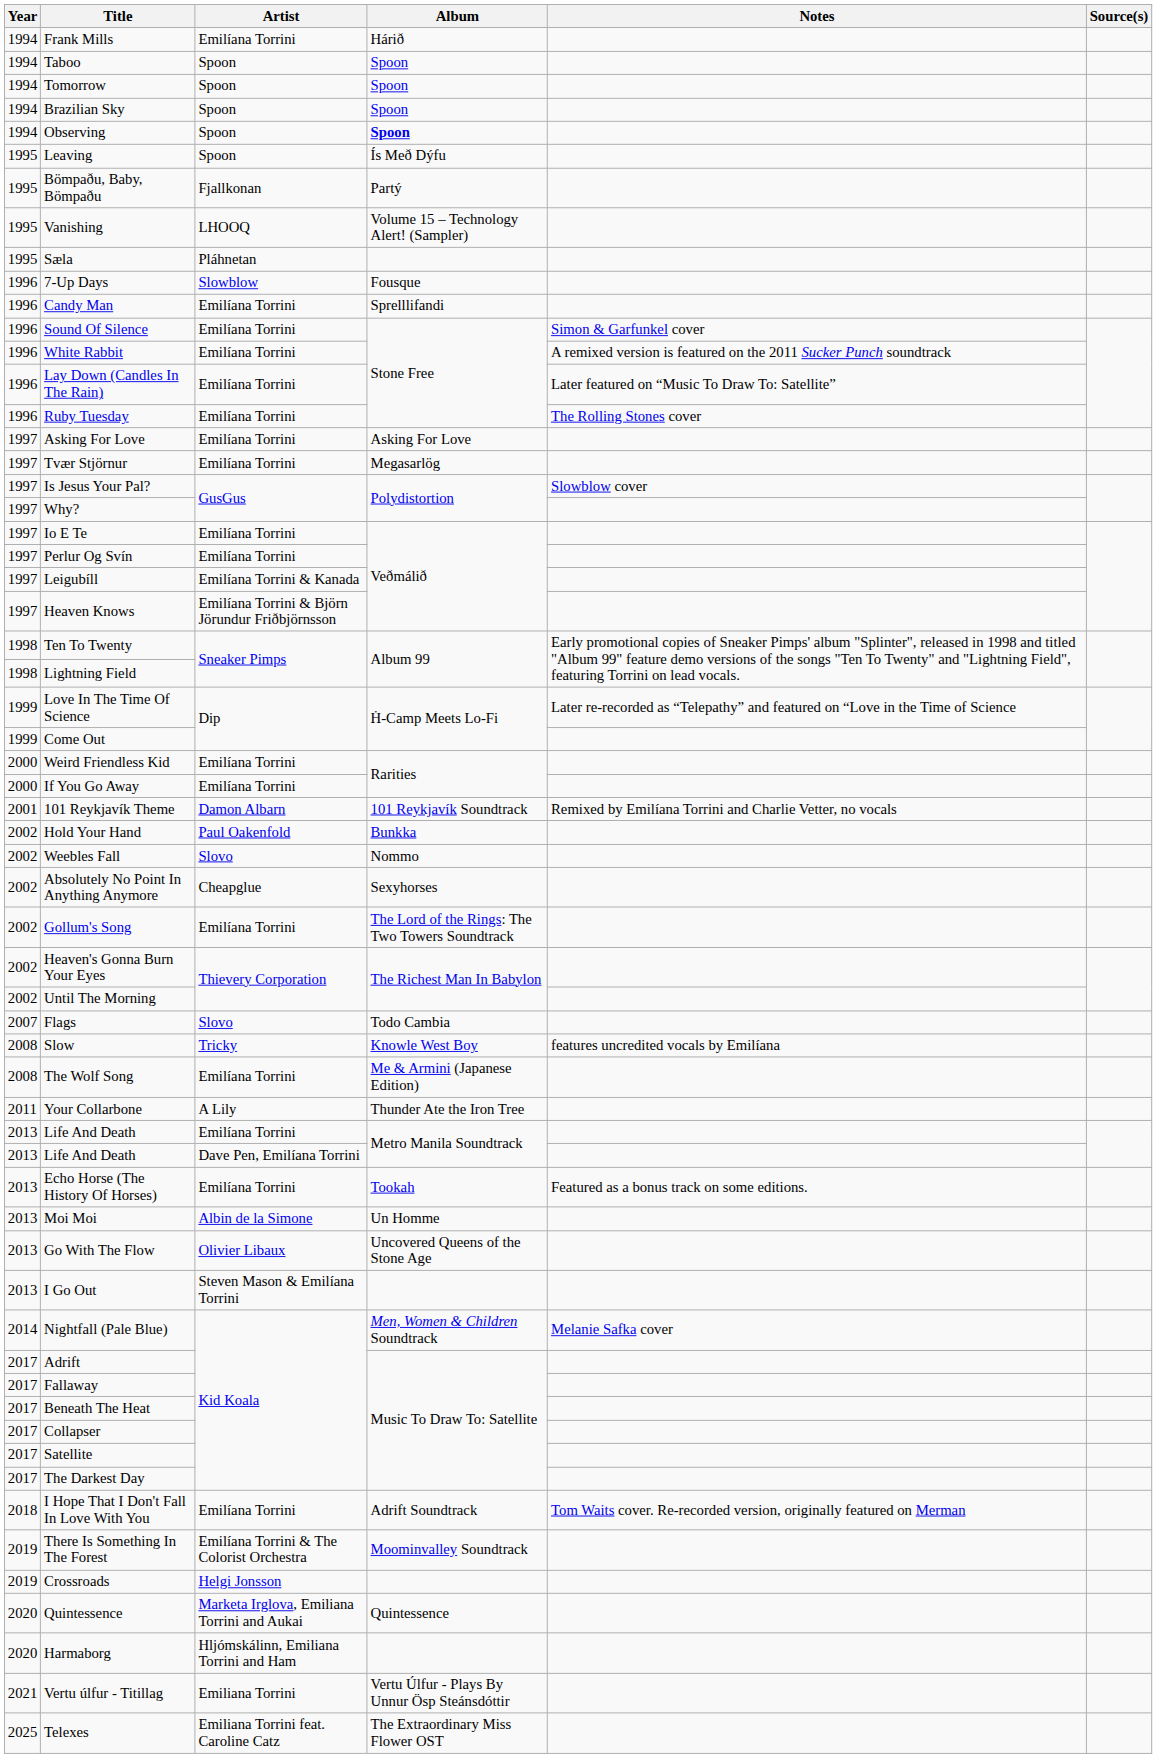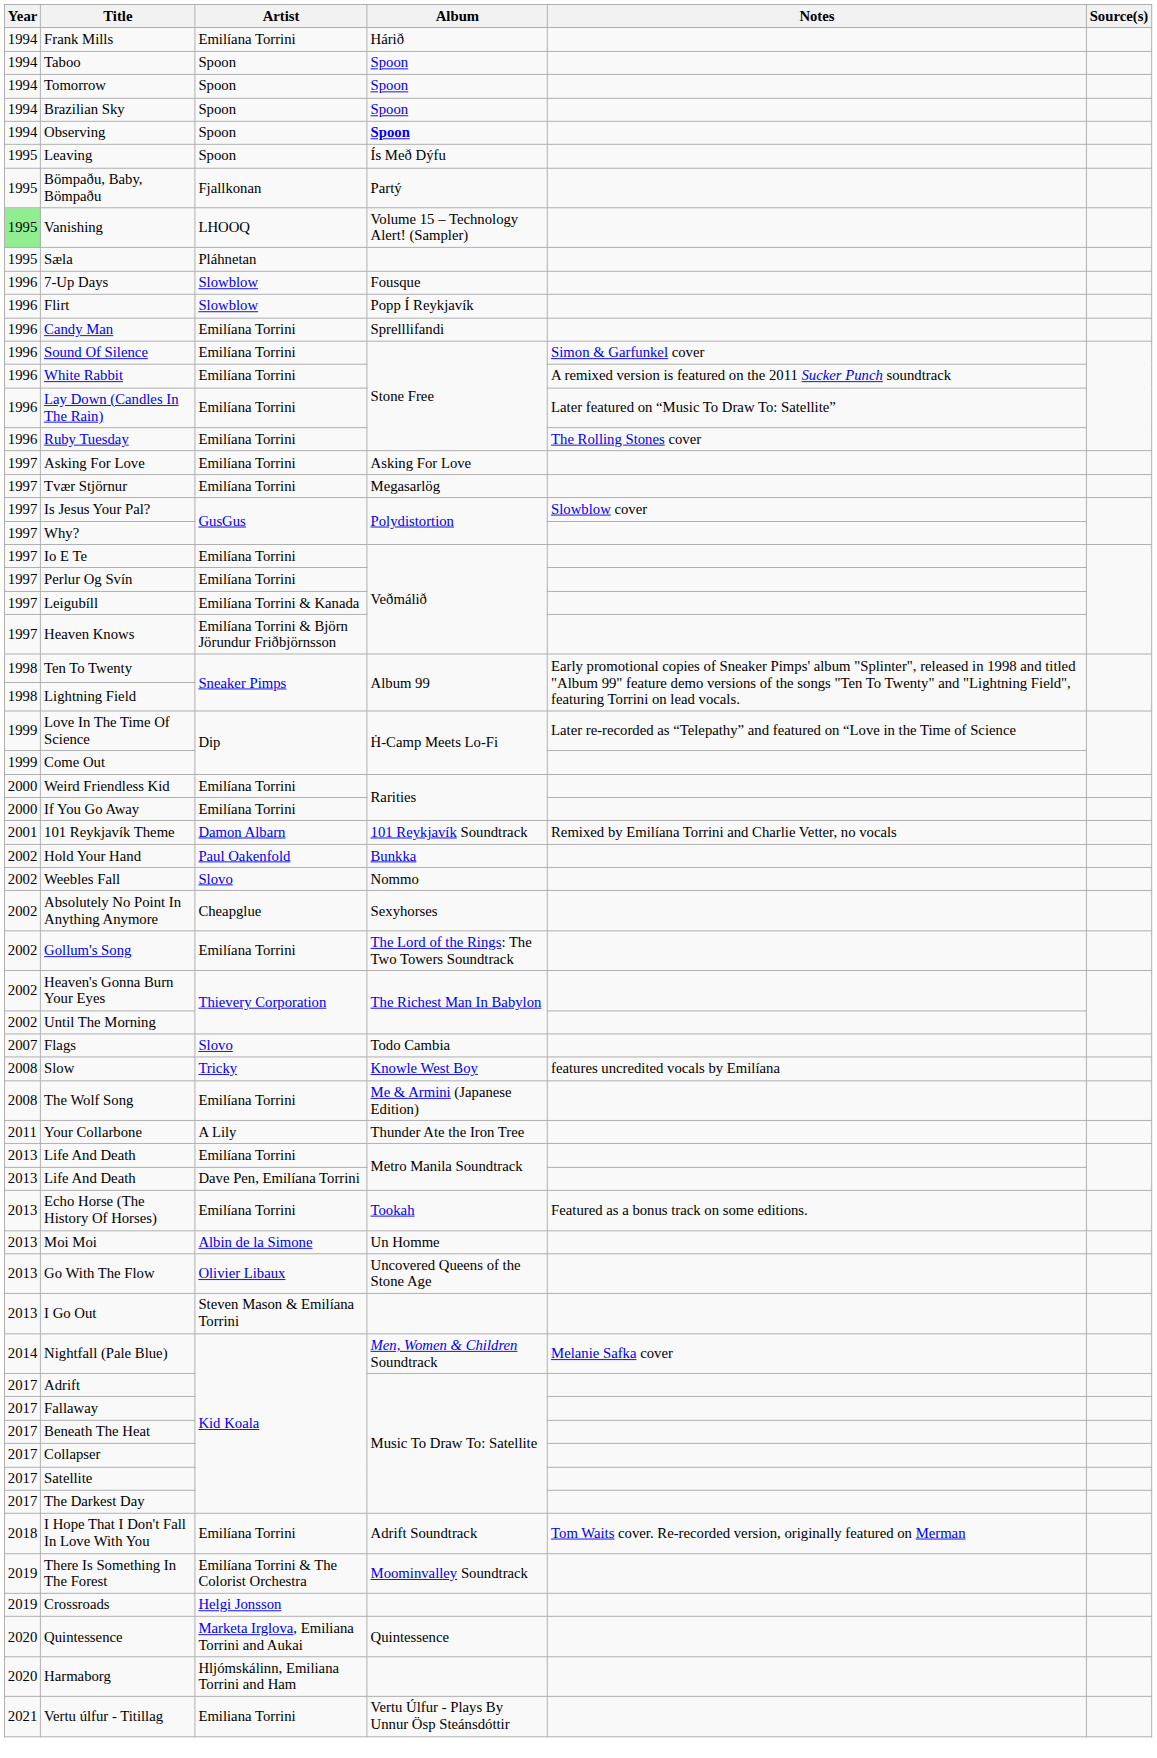(23, 227) no background -> (23, 227) lightgreen background
+ row: (57, 306)
- row: (66, 1733)
